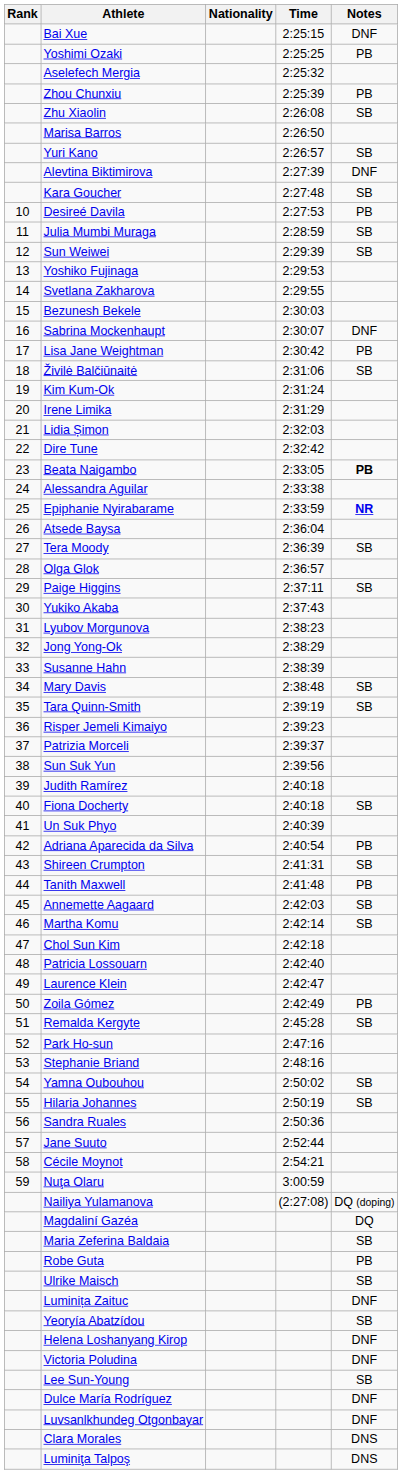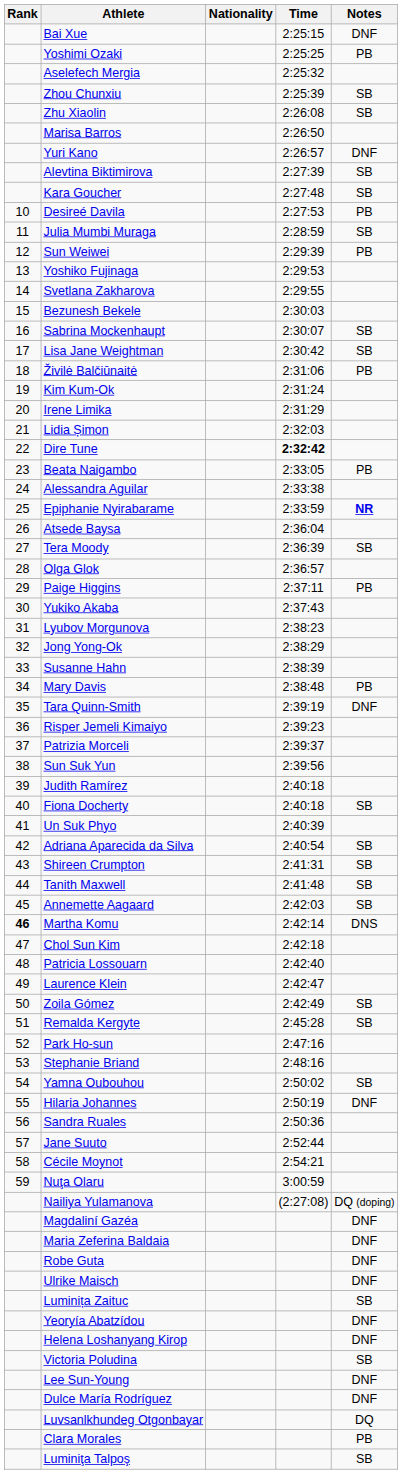(364, 93) PB -> (364, 93) SB
(364, 152) SB -> (364, 152) DNF
(364, 172) DNF -> (364, 172) SB
(364, 251) SB -> (364, 251) PB
(364, 331) DNF -> (364, 331) SB
(364, 350) PB -> (364, 350) SB
(364, 370) SB -> (364, 370) PB
(303, 449) normal -> (303, 449) bold
(364, 469) bold -> (364, 469) normal
(364, 588) SB -> (364, 588) PB
(364, 687) SB -> (364, 687) PB
(364, 707) SB -> (364, 707) DNF
(364, 845) PB -> (364, 845) SB
(364, 885) PB -> (364, 885) SB
(23, 924) normal -> (23, 924) bold
(364, 924) SB -> (364, 924) DNS
(364, 1004) PB -> (364, 1004) SB
(364, 1102) SB -> (364, 1102) DNF
(364, 1221) DQ -> (364, 1221) DNF
(364, 1241) SB -> (364, 1241) DNF
(364, 1261) PB -> (364, 1261) DNF
(364, 1281) SB -> (364, 1281) DNF
(364, 1300) DNF -> (364, 1300) SB
(364, 1320) SB -> (364, 1320) DNF
(364, 1360) DNF -> (364, 1360) SB
(364, 1380) SB -> (364, 1380) DNF
(364, 1419) DNF -> (364, 1419) DQ
(364, 1439) DNS -> (364, 1439) PB
(364, 1459) DNS -> (364, 1459) SB
